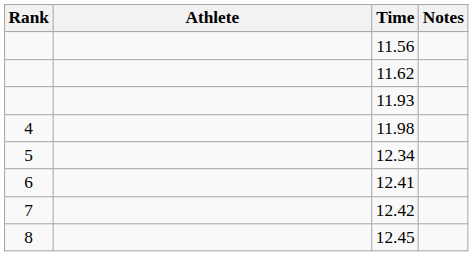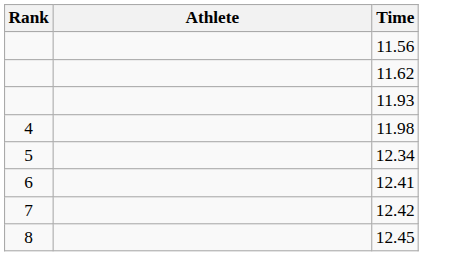- column: (443, 18)
